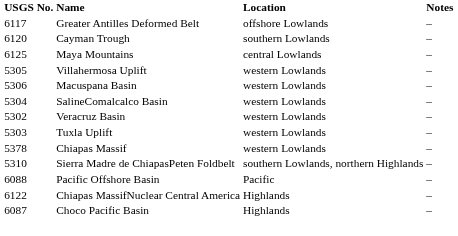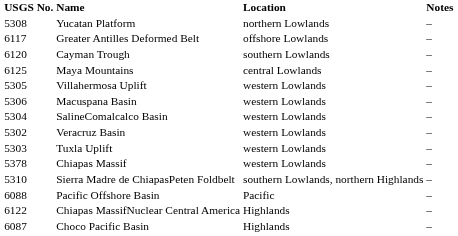+ row: (96, 23)
